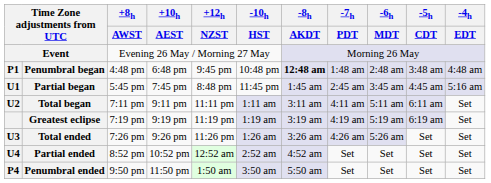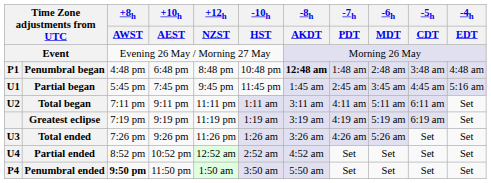(214, 70) 9:45 pm -> (216, 70) 8:48 pm
(214, 86) 8:48 pm -> (216, 86) 9:45 pm
(127, 170) normal -> (128, 170) bold
